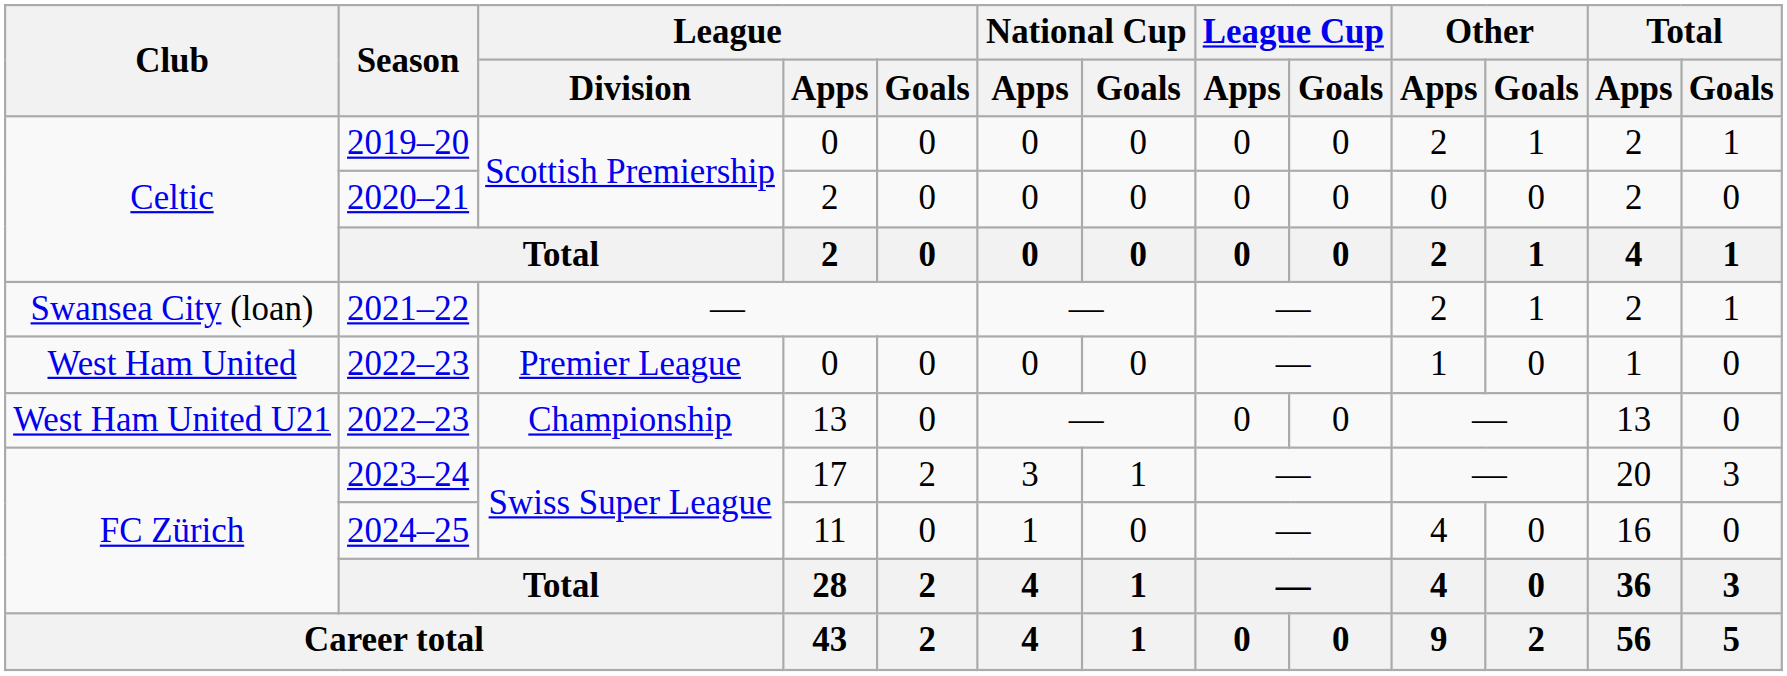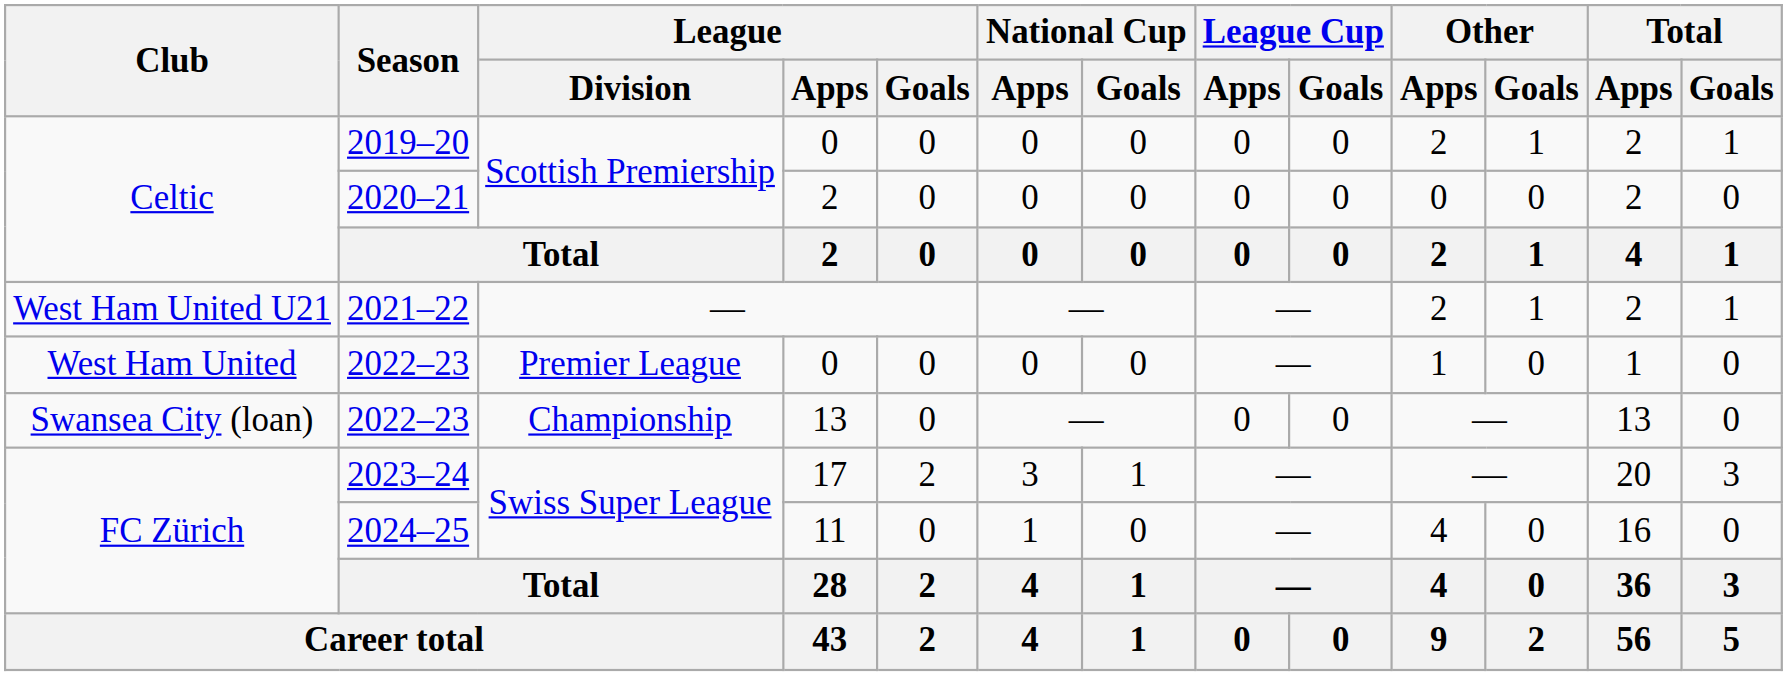(172, 308) Swansea City (loan) -> (172, 308) West Ham United U21
(172, 419) West Ham United U21 -> (172, 419) Swansea City (loan)
